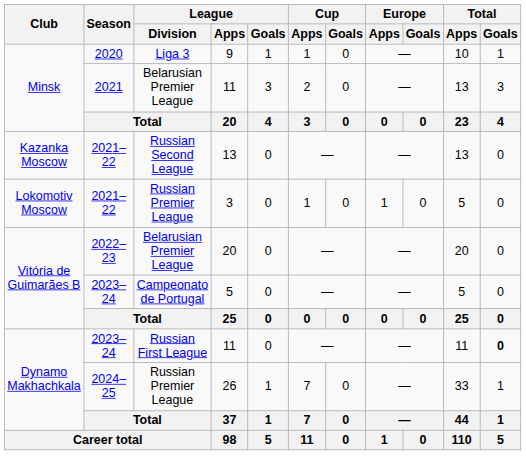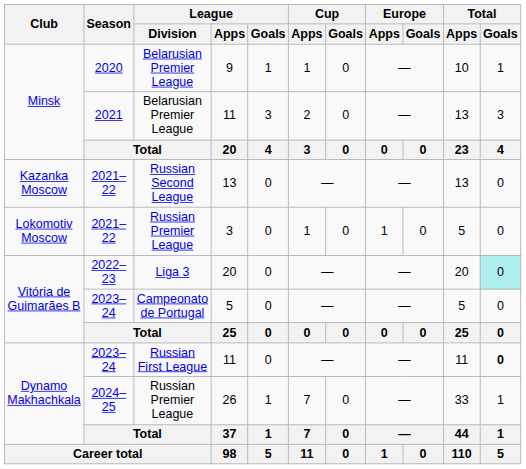(172, 53) Liga 3 -> (172, 68) Belarusian Premier League
(172, 251) Belarusian Premier League -> (172, 272) Liga 3
(500, 251) no background -> (500, 272) paleturquoise background
